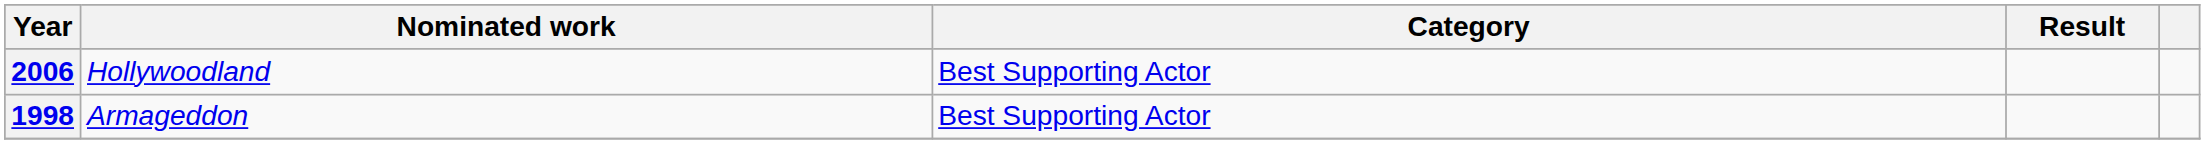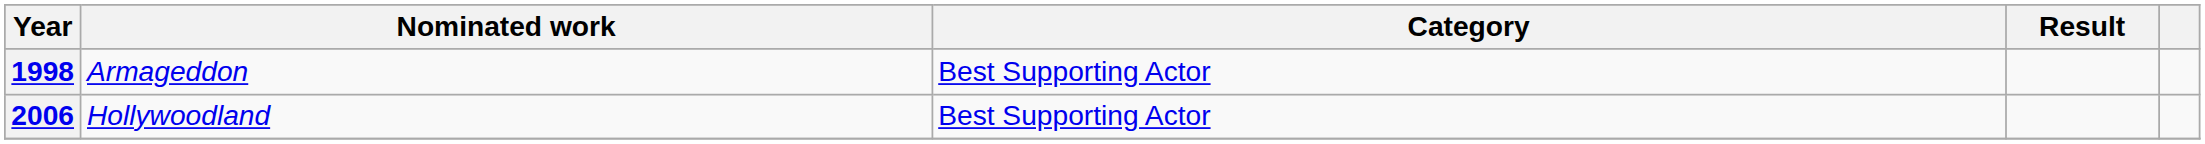rows swapped: (43, 116) <-> (43, 71)
